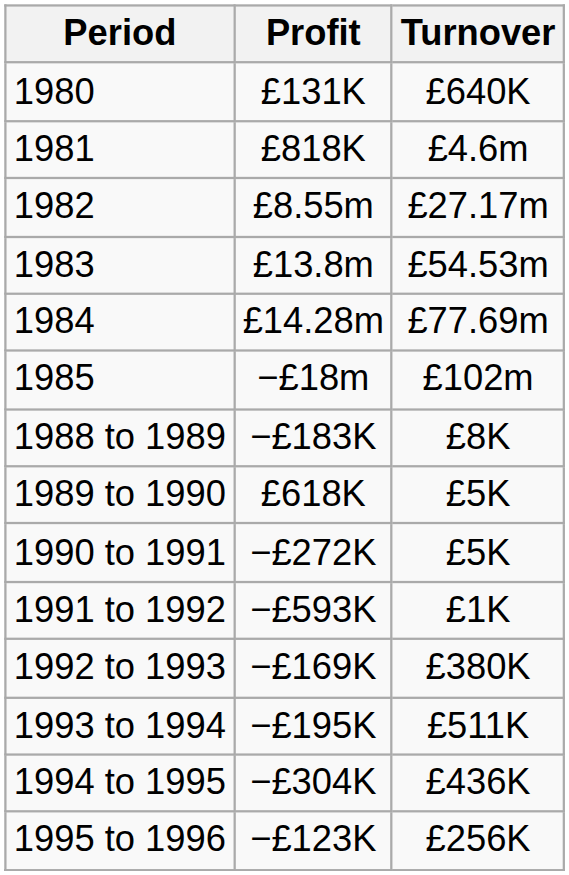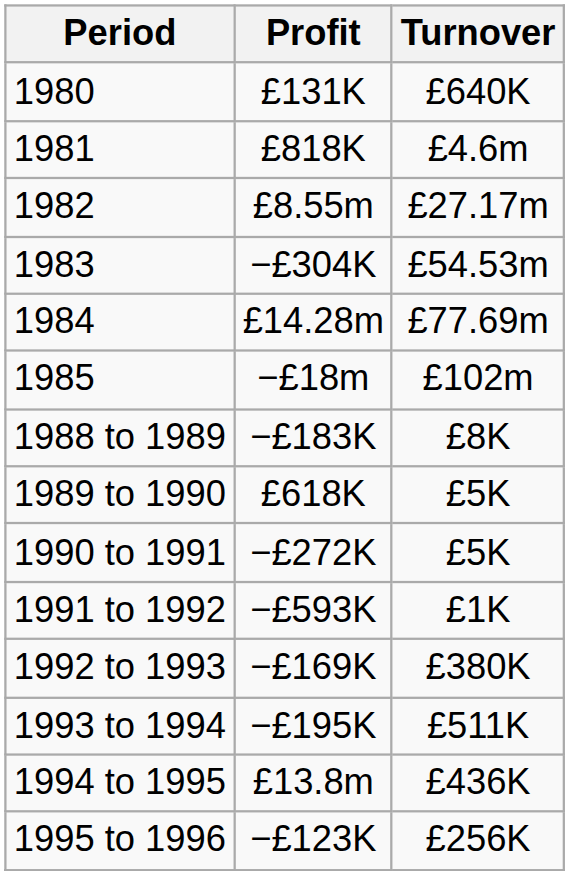(313, 264) £13.8m -> (313, 264) −£304K
(313, 782) −£304K -> (313, 782) £13.8m
